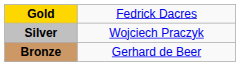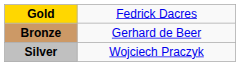rows swapped: (41, 33) <-> (41, 52)
